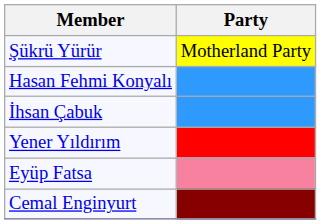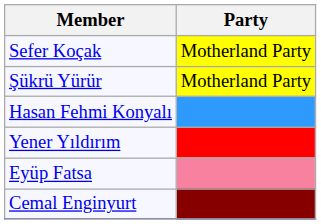+ row: (55, 50)
- row: (56, 112)
